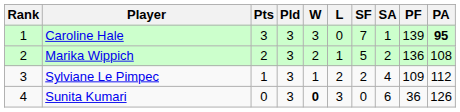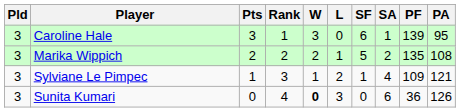columns swapped: (23, 15) <-> (290, 15)
(363, 36) 7 -> (363, 36) 6
(441, 36) bold -> (441, 36) normal
(413, 56) 136 -> (413, 56) 135
(363, 77) 2 -> (363, 77) 1
(441, 77) 112 -> (441, 77) 121
